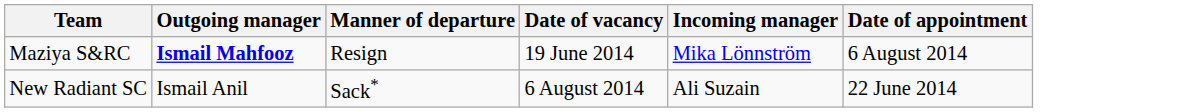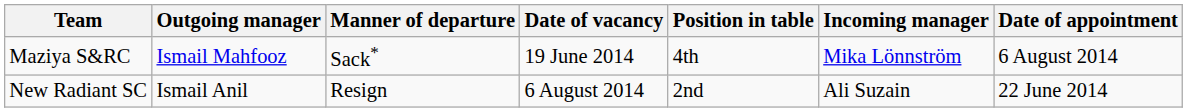+ column: (743, 20)
(225, 53) bold -> (222, 55) normal
(359, 53) Resign -> (354, 55) Sack*
(354, 88) Sack* -> (359, 91) Resign
